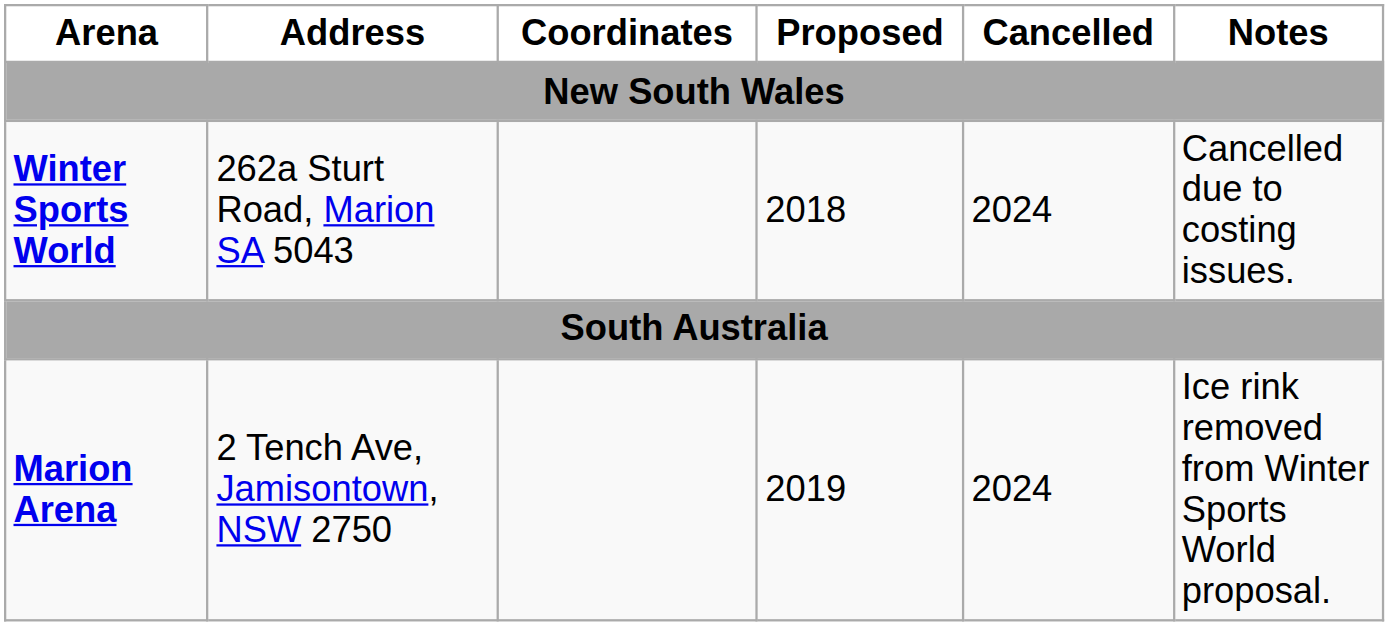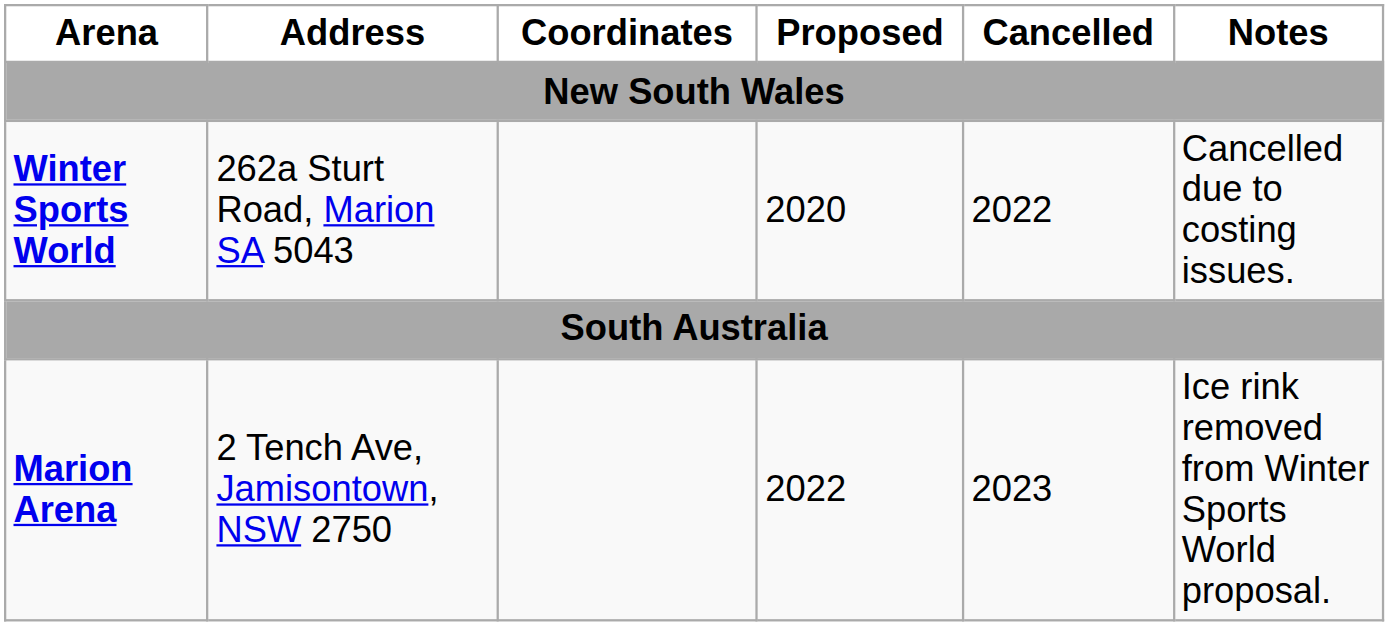(806, 209) 2018 -> (806, 209) 2020
(1012, 209) 2024 -> (1012, 209) 2022
(806, 488) 2019 -> (806, 488) 2022
(1012, 488) 2024 -> (1012, 488) 2023
